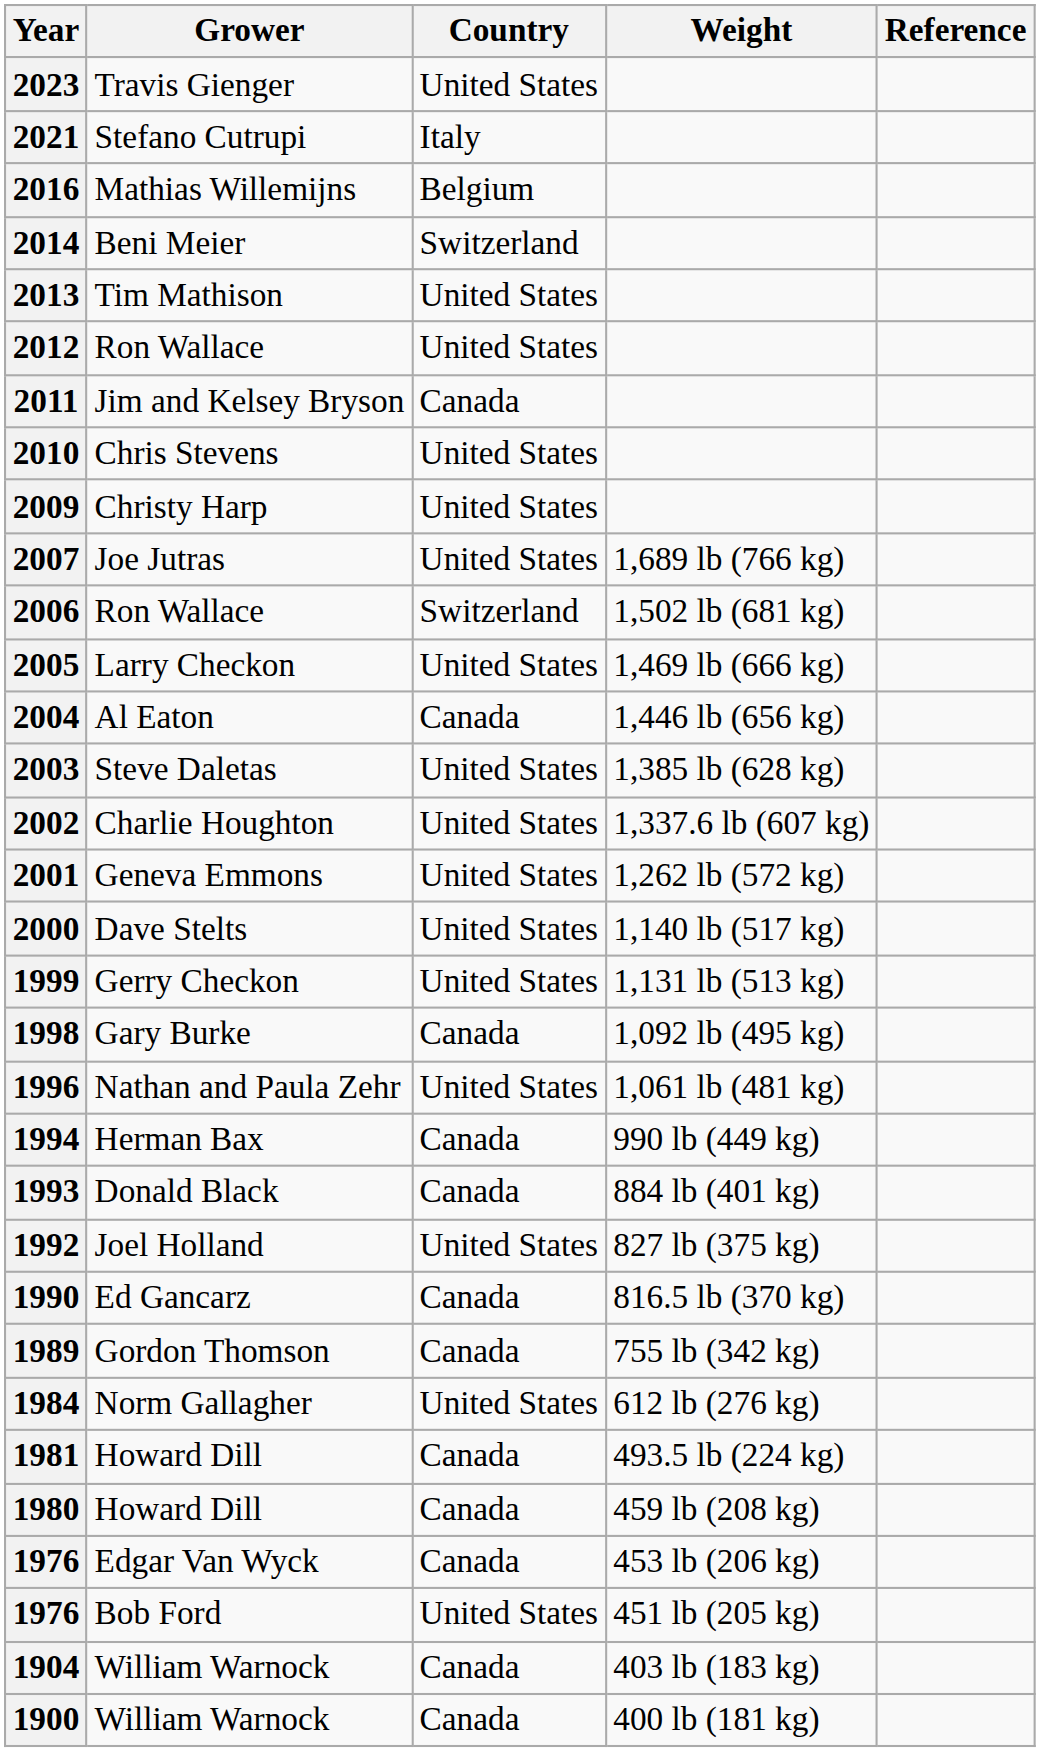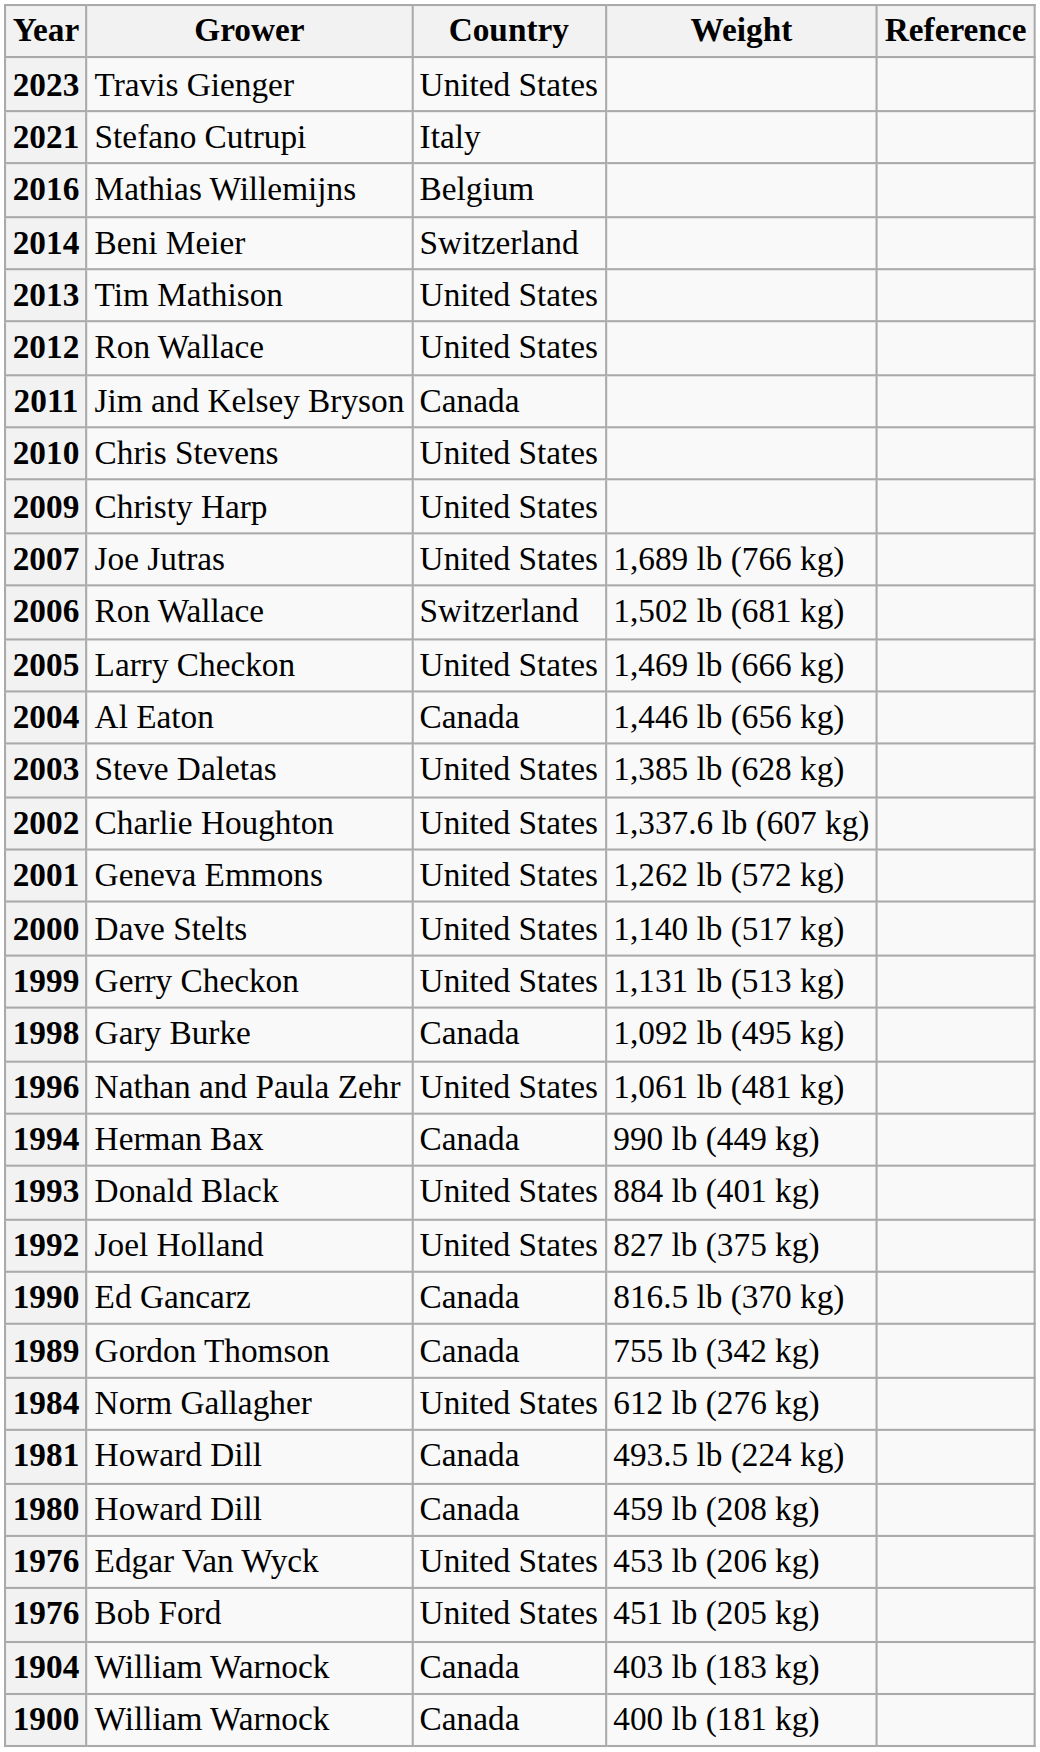(470, 1192) Canada -> (509, 1192) United States
(470, 1561) Canada -> (509, 1561) United States
